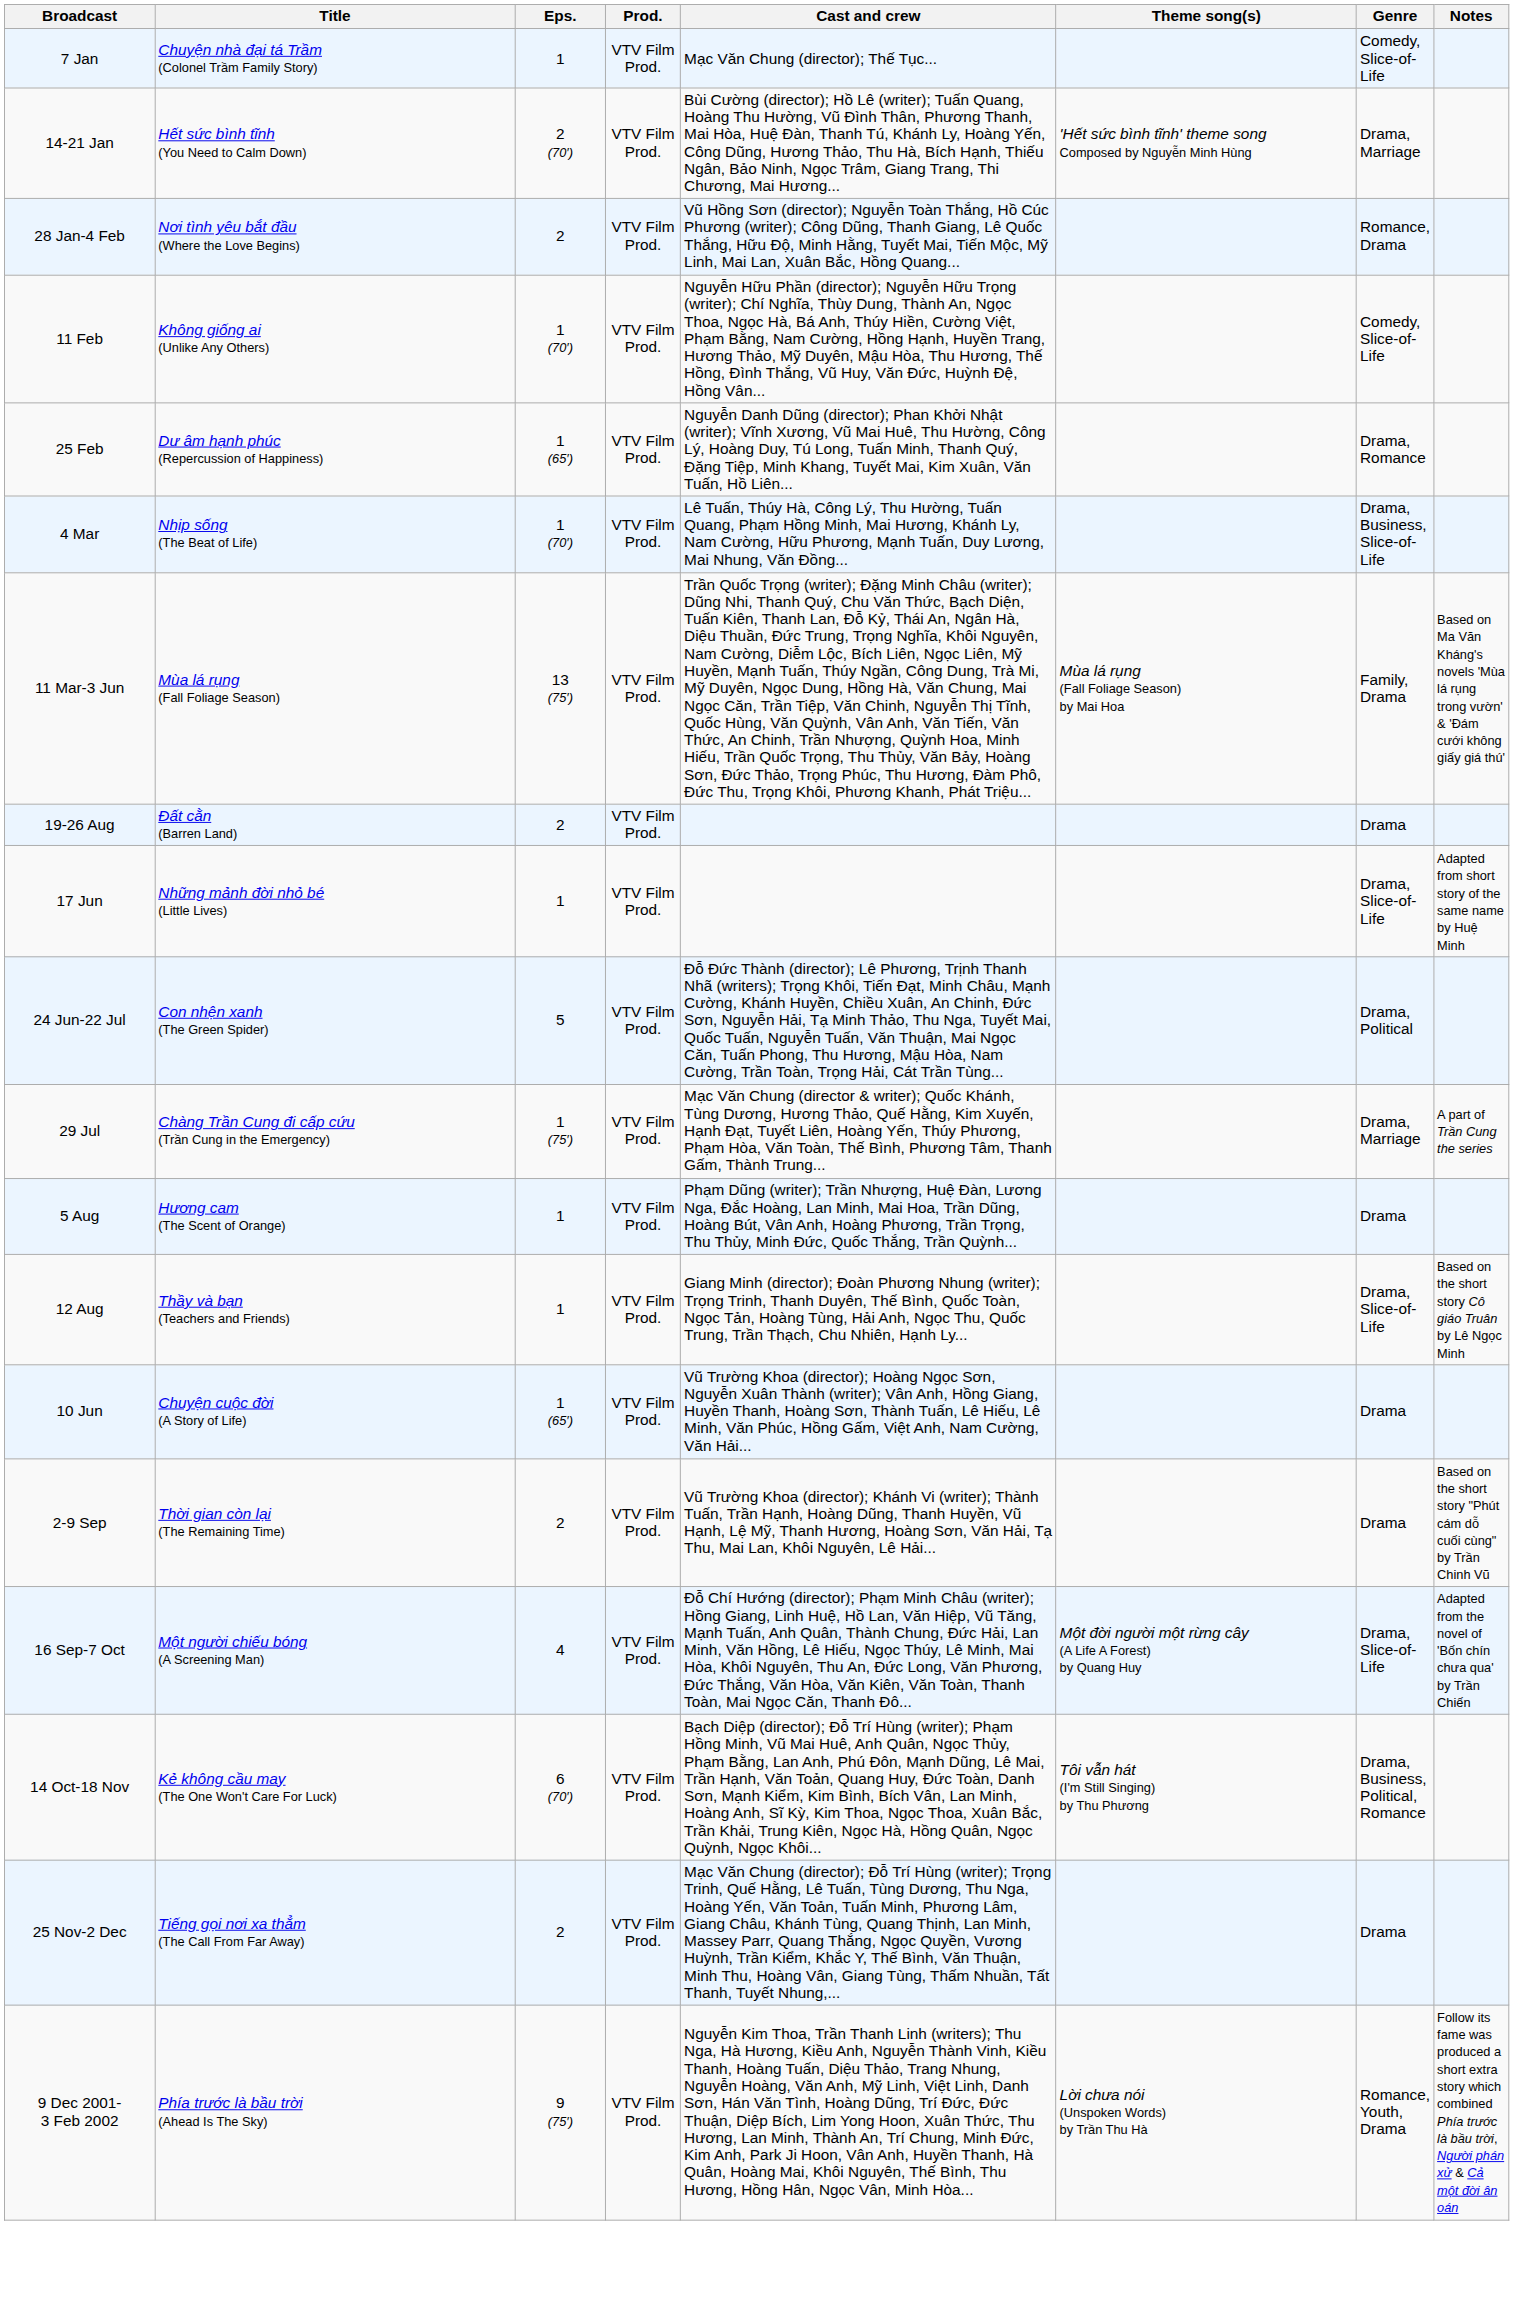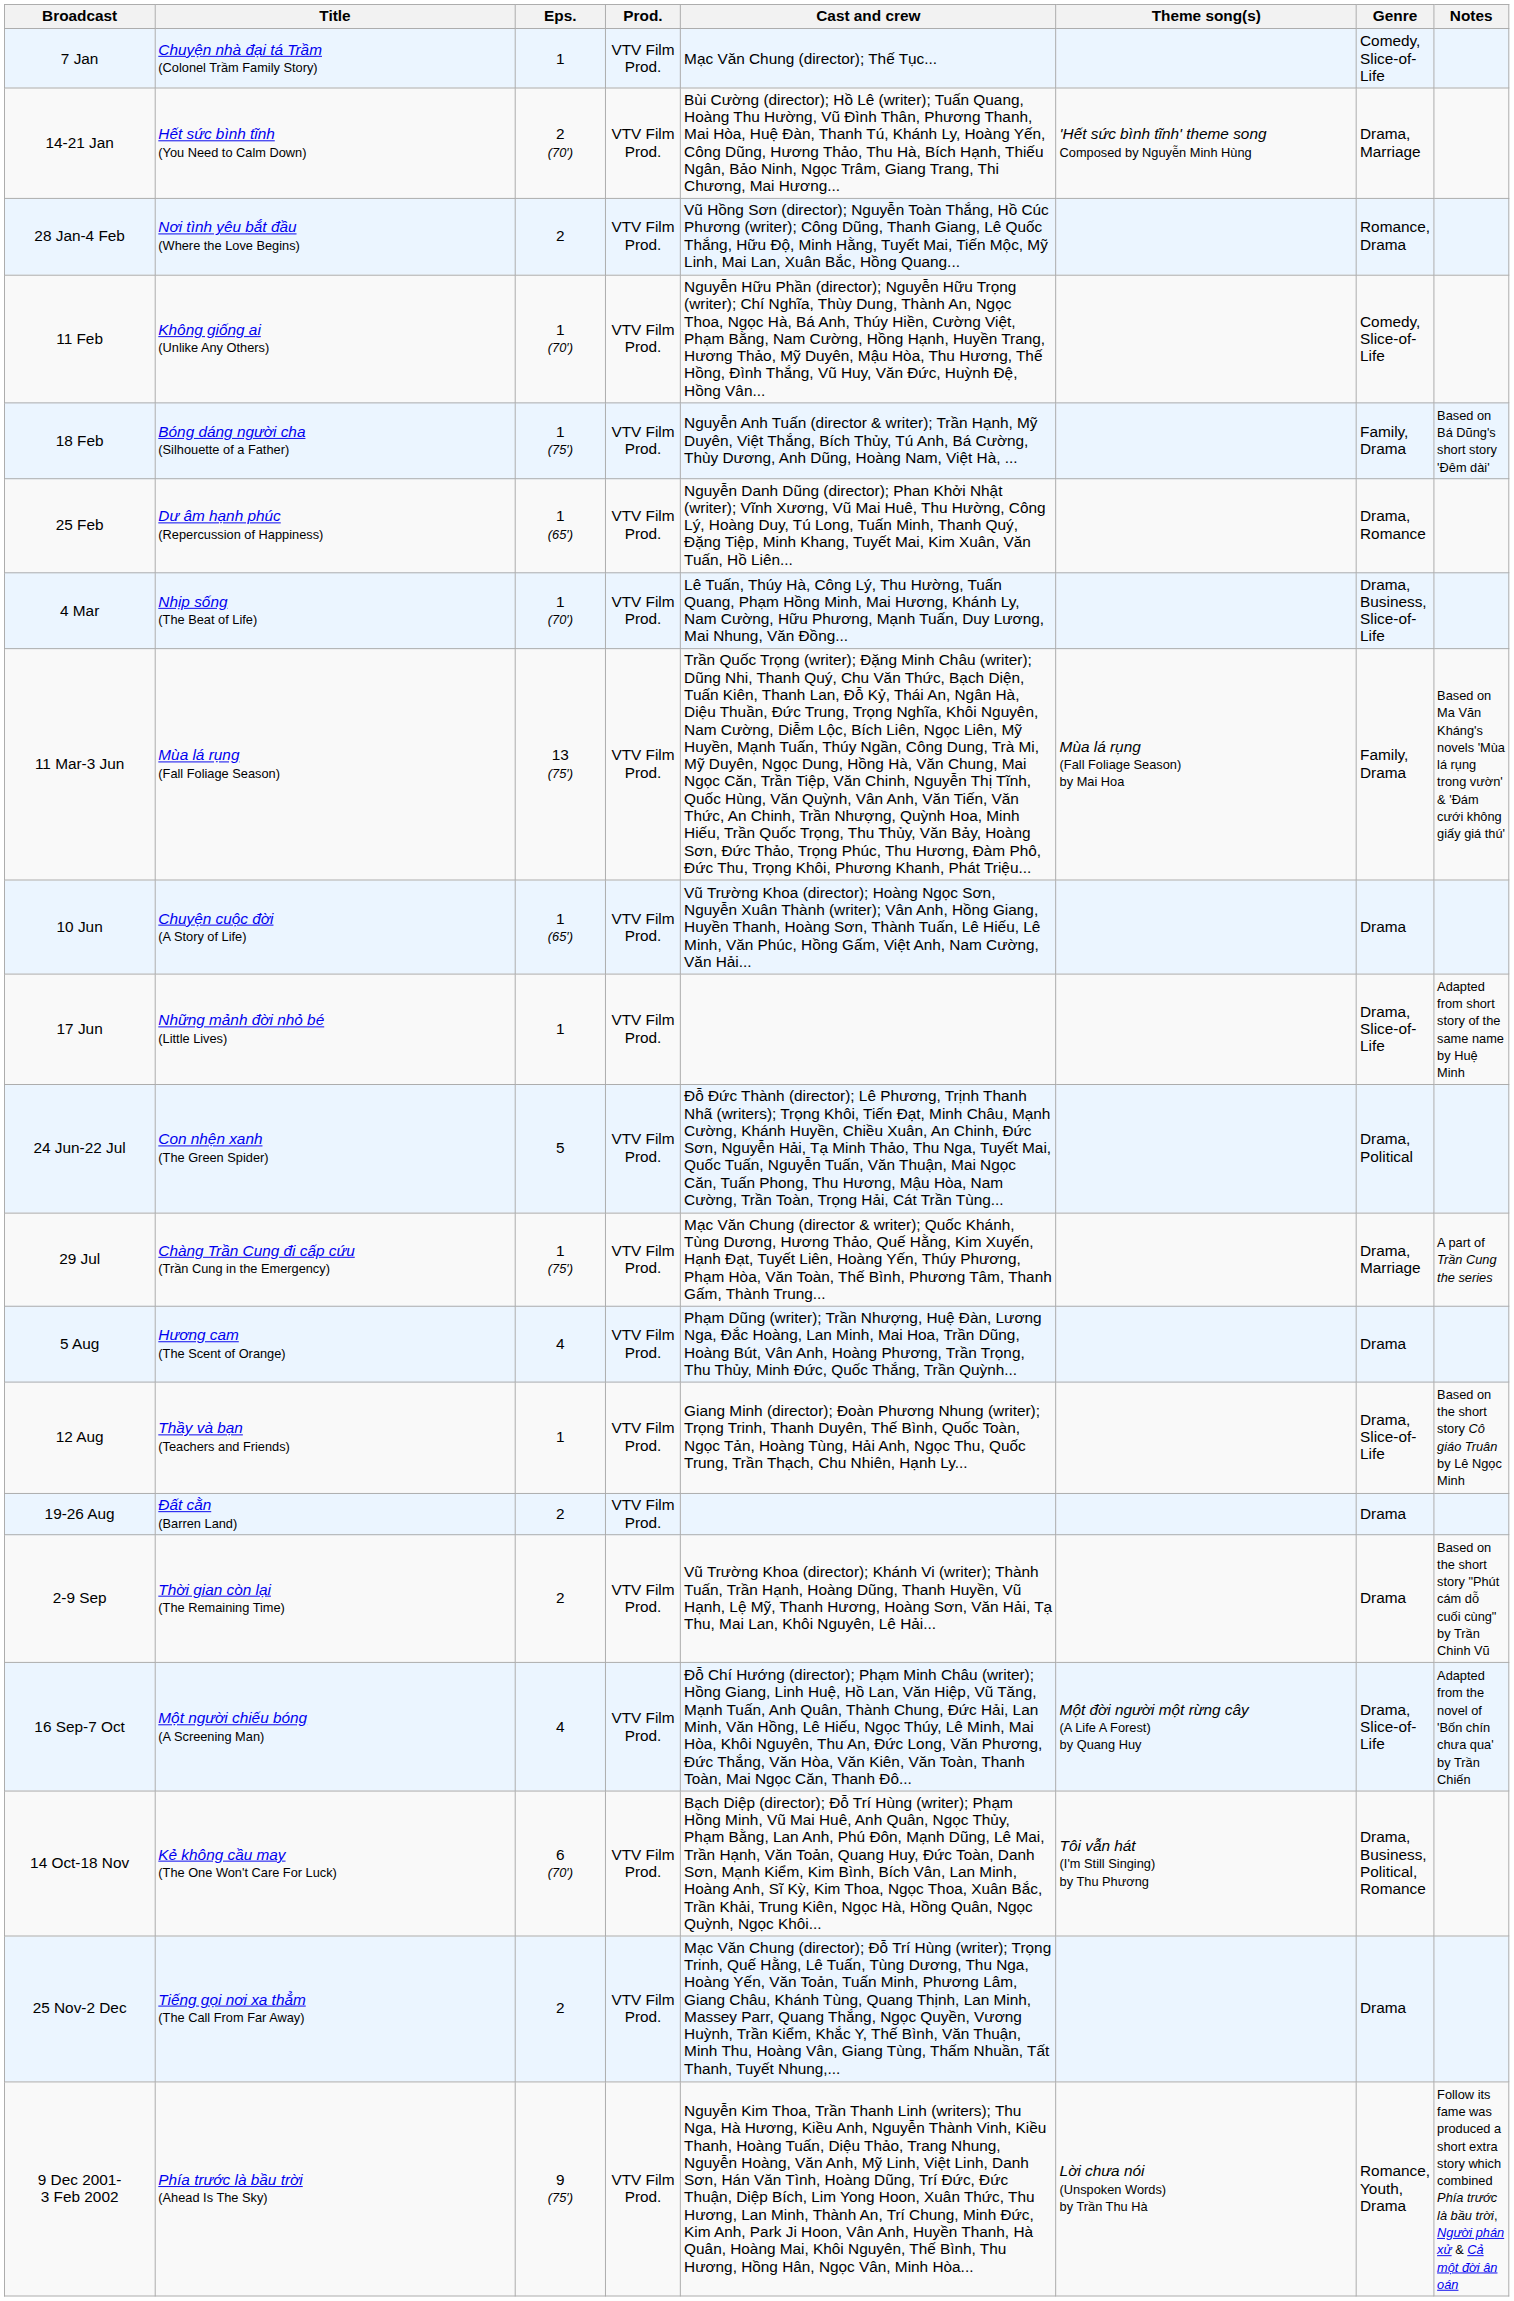+ row: (80, 440)
rows swapped: (80, 1411) <-> (80, 824)
(560, 1216) 1 -> (560, 1344) 4
